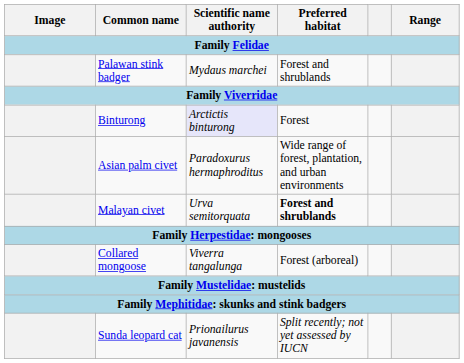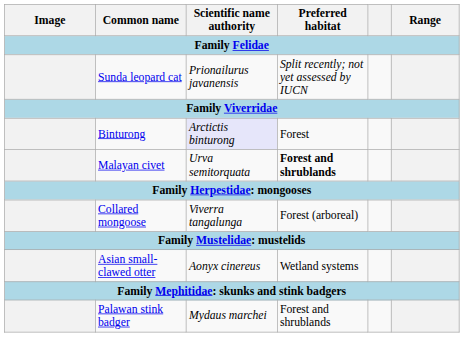rows swapped: (140, 335) <-> (131, 70)
- row: (138, 165)
+ row: (128, 265)
